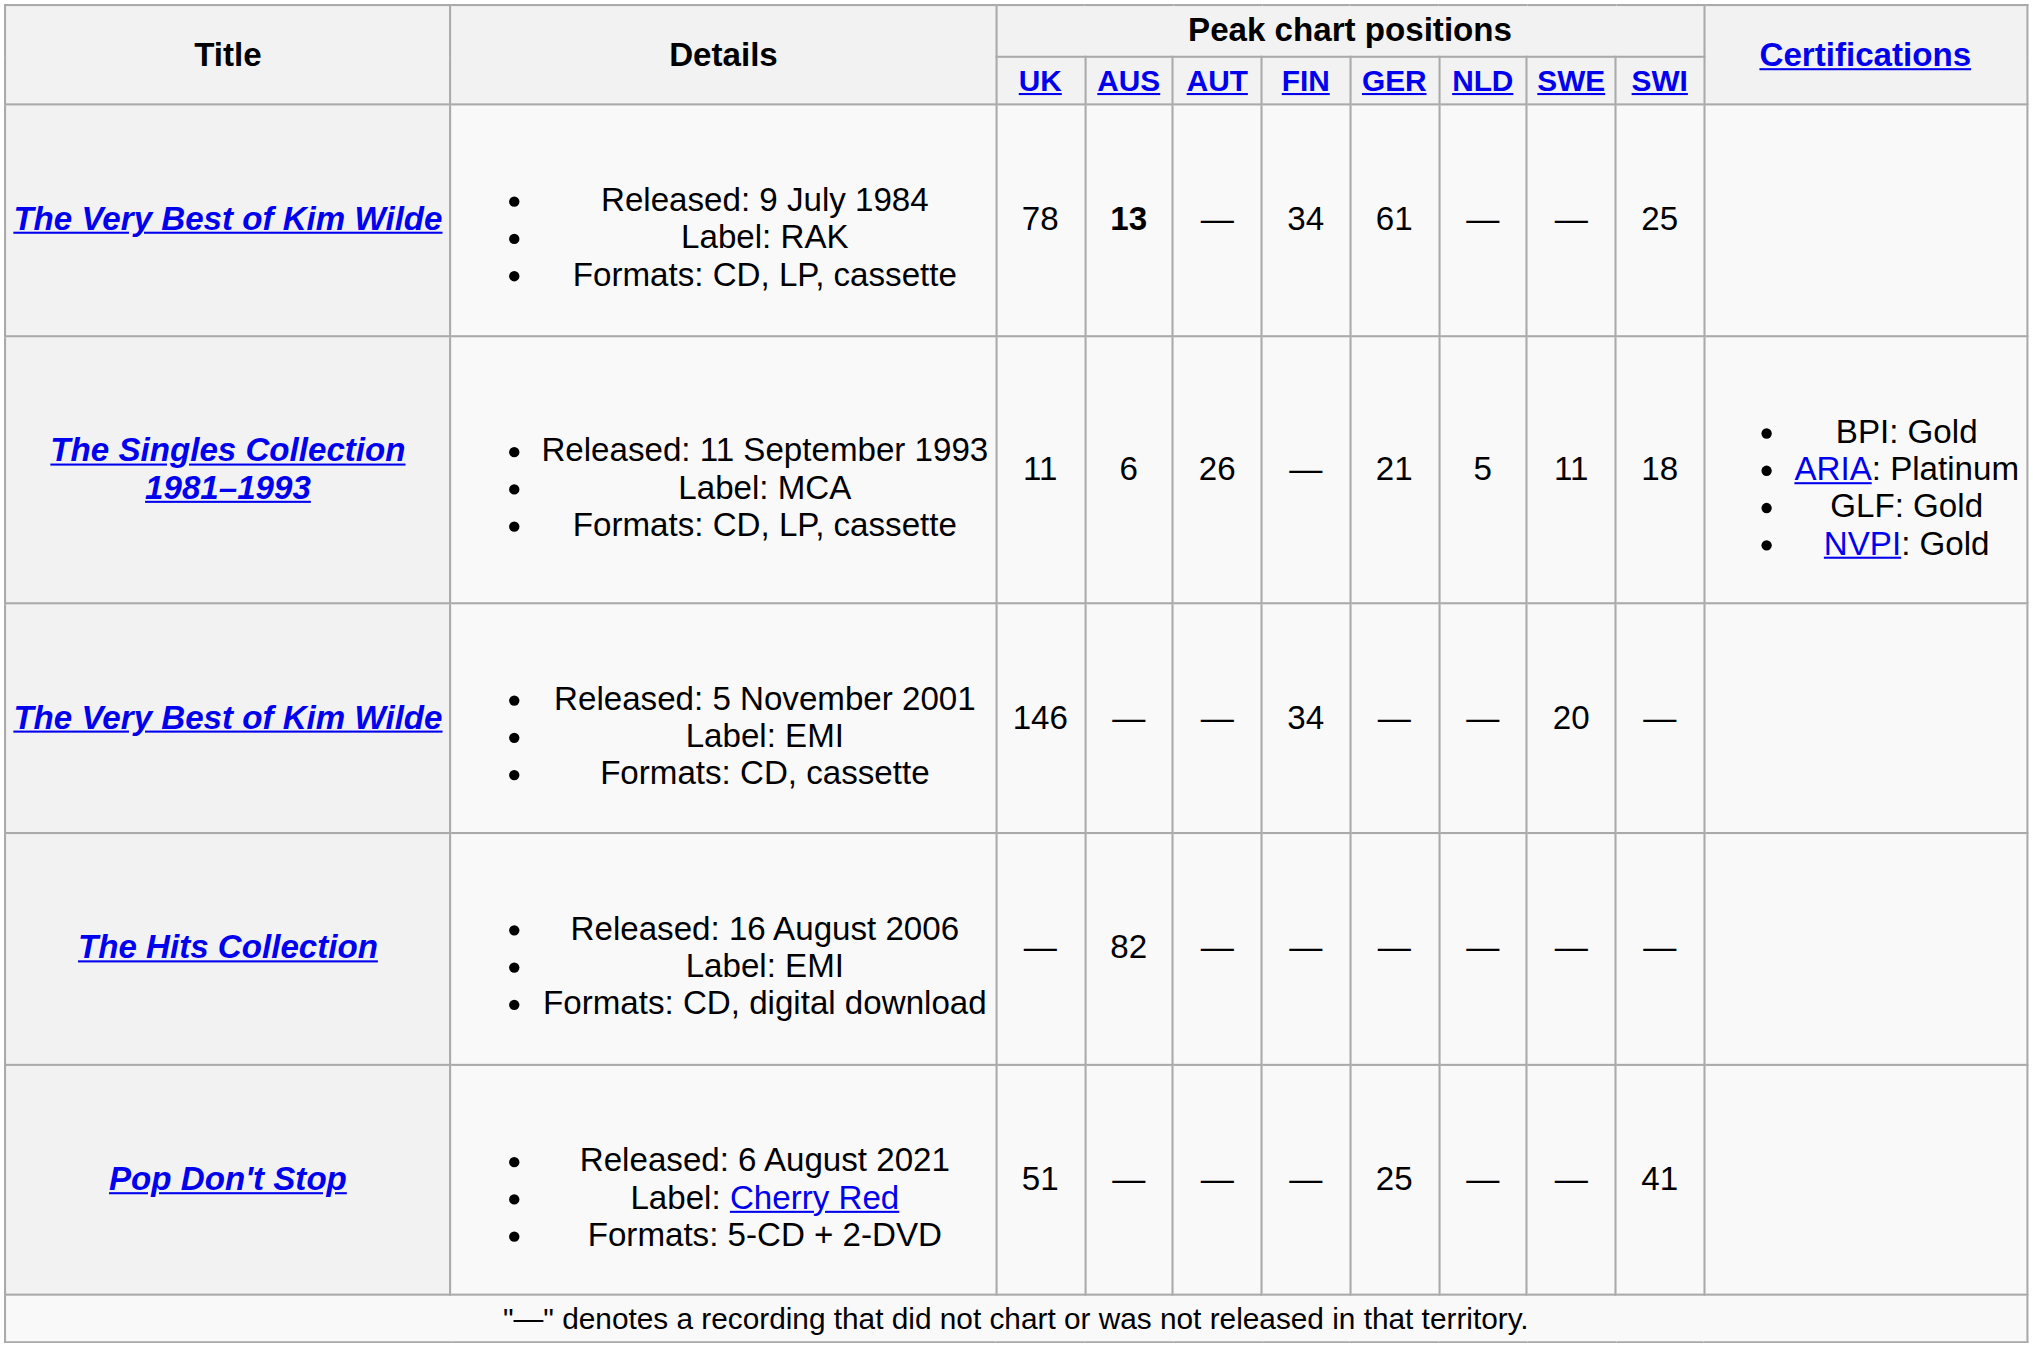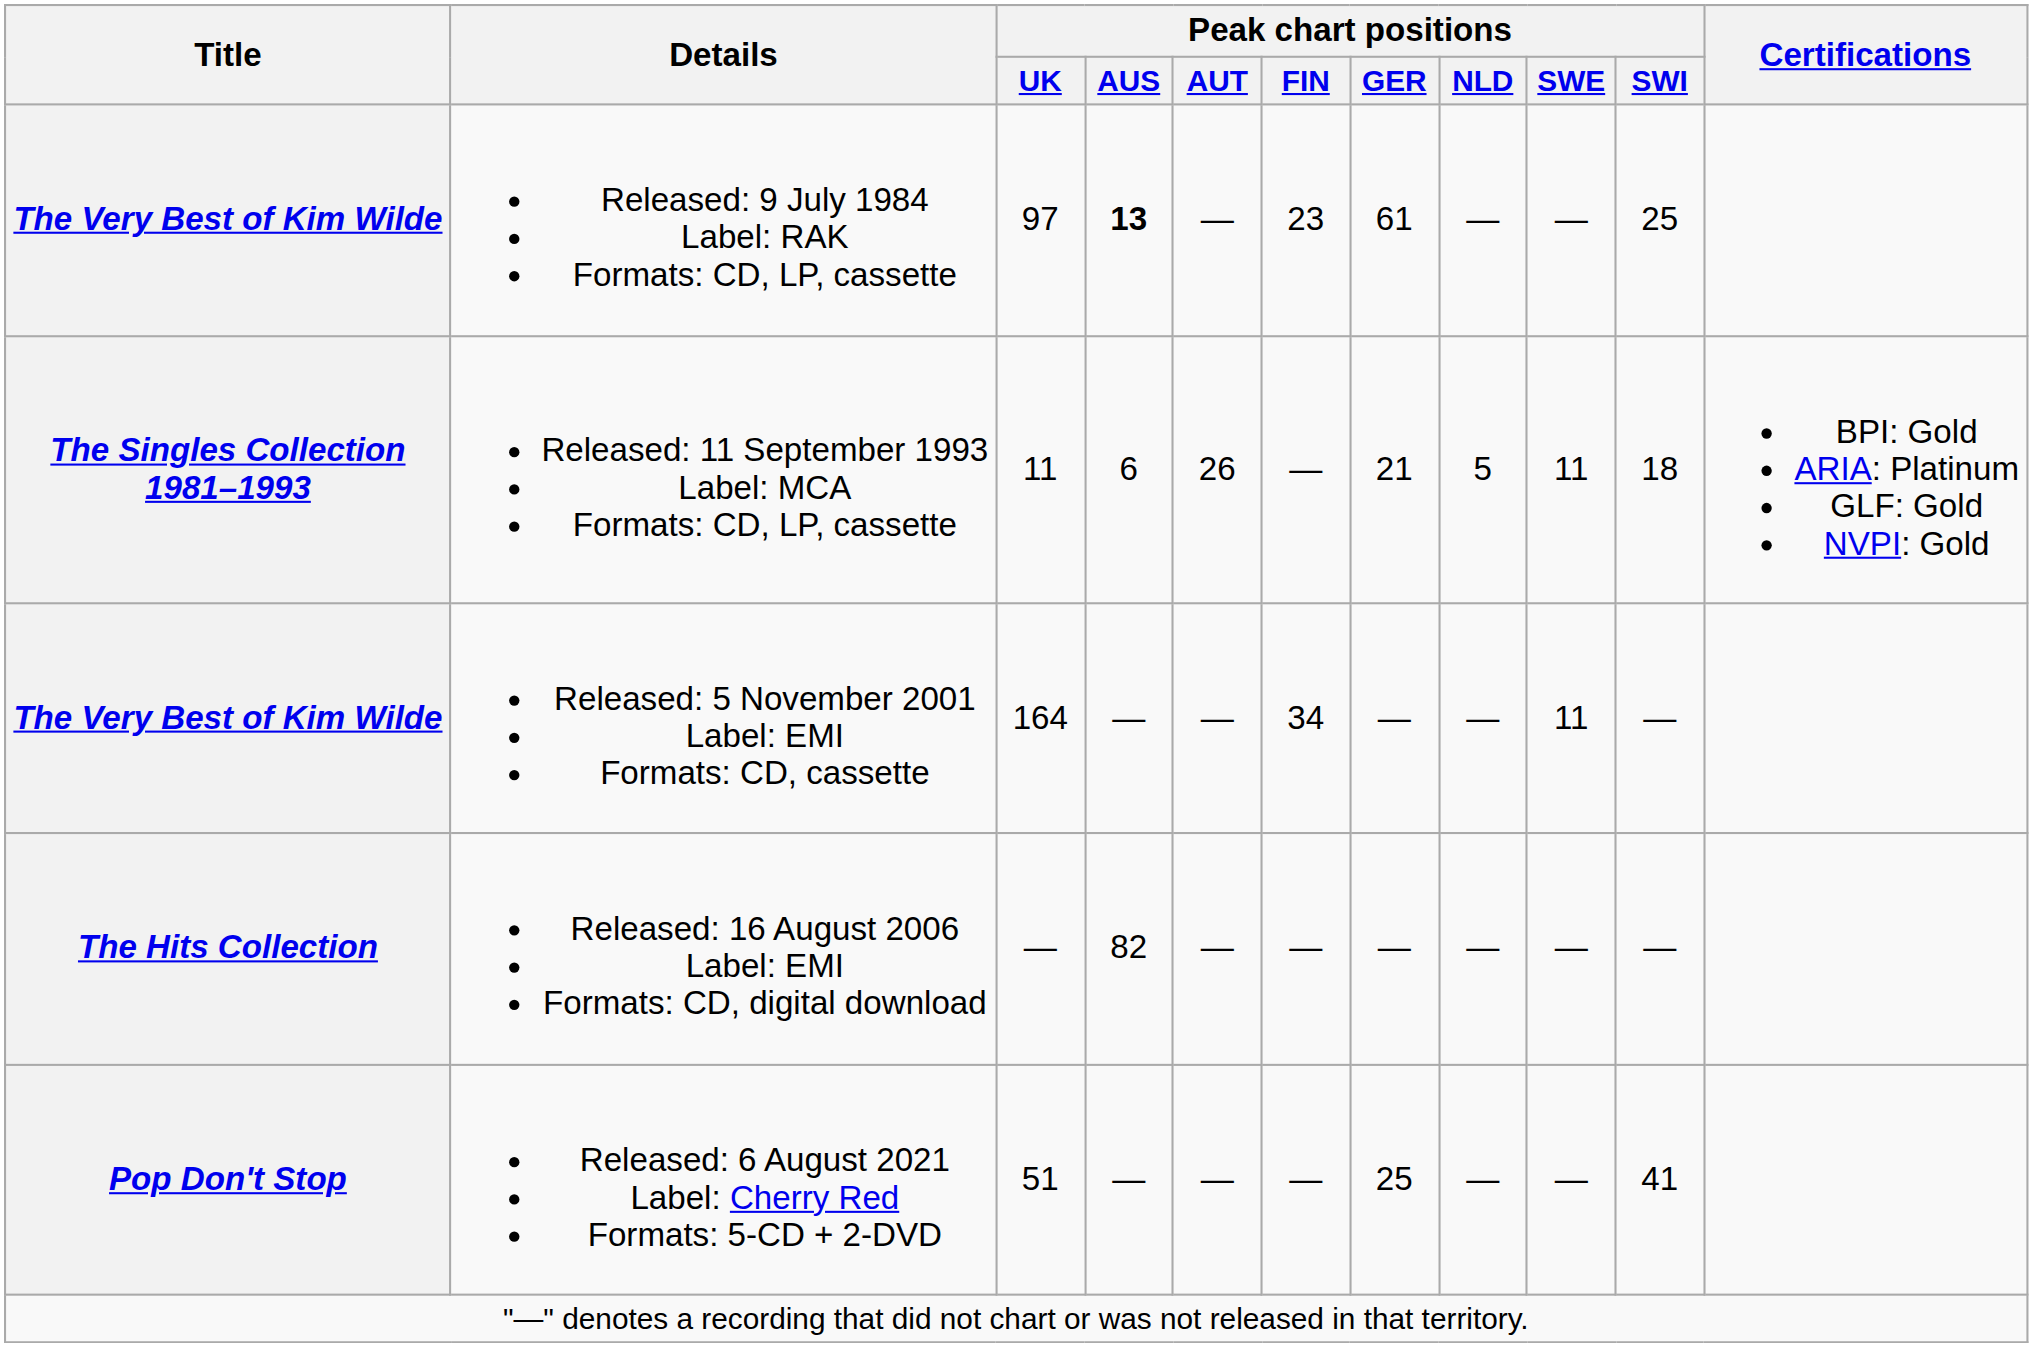(1040, 219) 78 -> (1040, 219) 97
(1306, 219) 34 -> (1306, 219) 23
(1040, 717) 146 -> (1040, 717) 164
(1571, 717) 20 -> (1571, 717) 11
